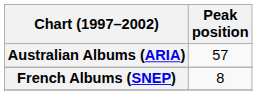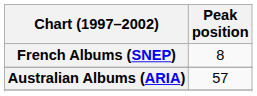rows swapped: (97, 55) <-> (97, 78)
